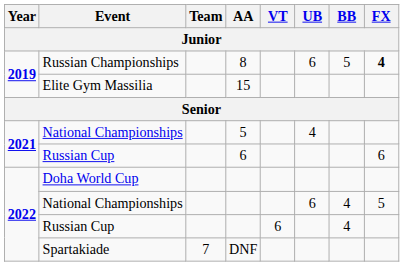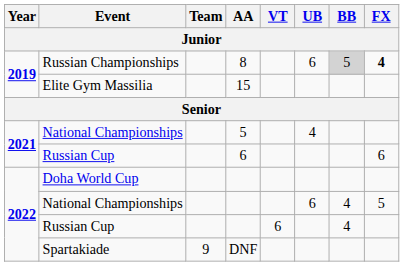(347, 62) no background -> (347, 62) lightgrey background
(206, 249) 7 -> (206, 249) 9
